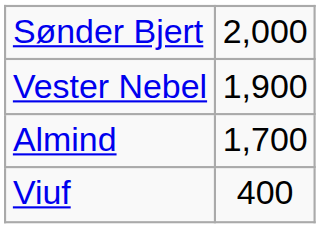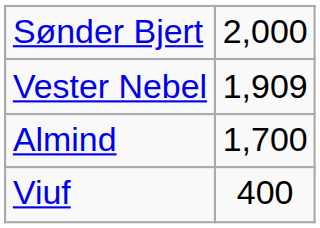(265, 86) 1,900 -> (265, 86) 1,909
